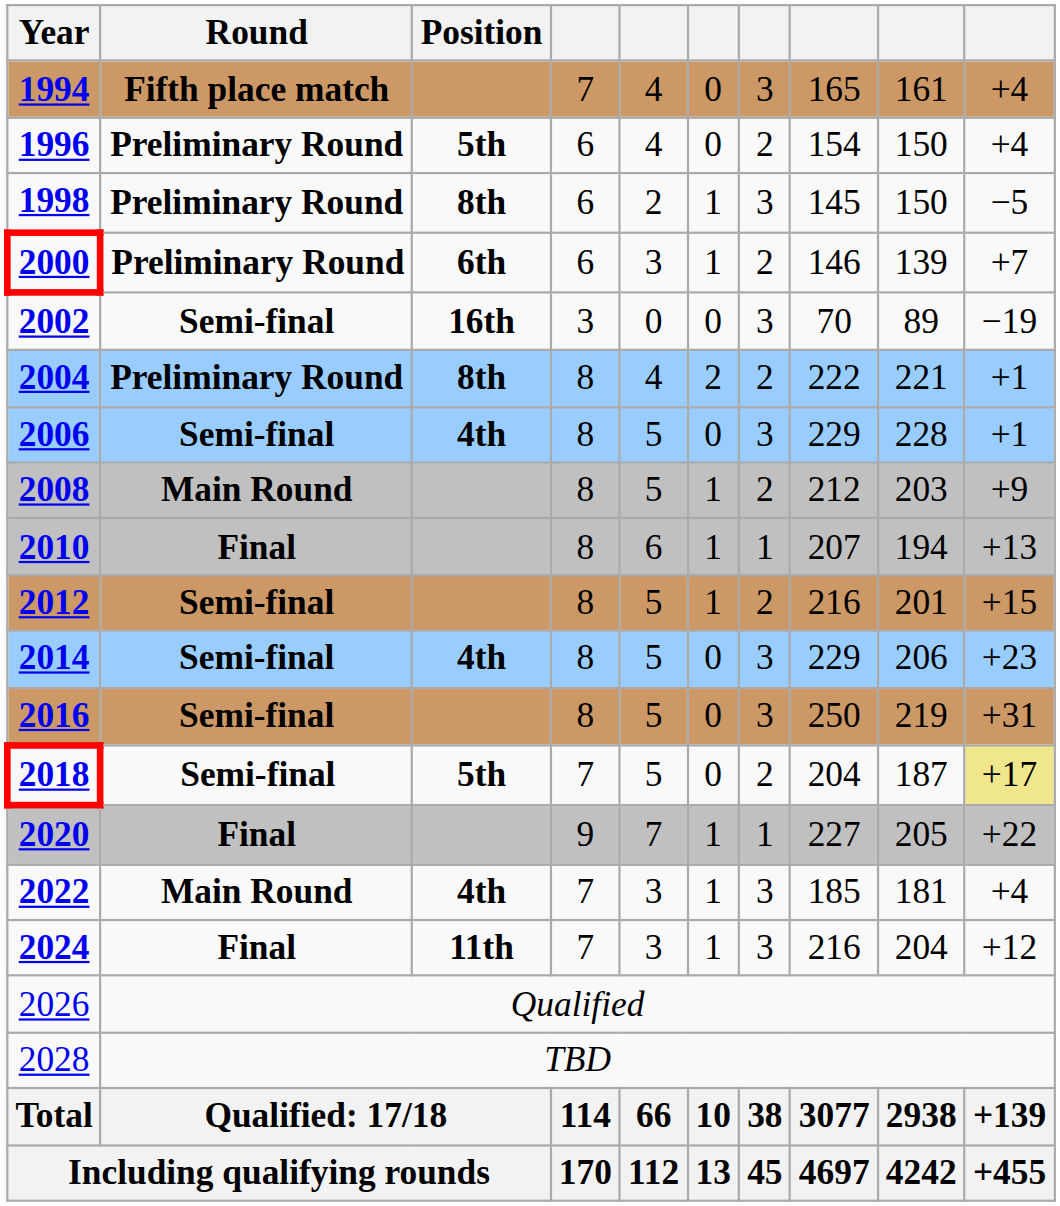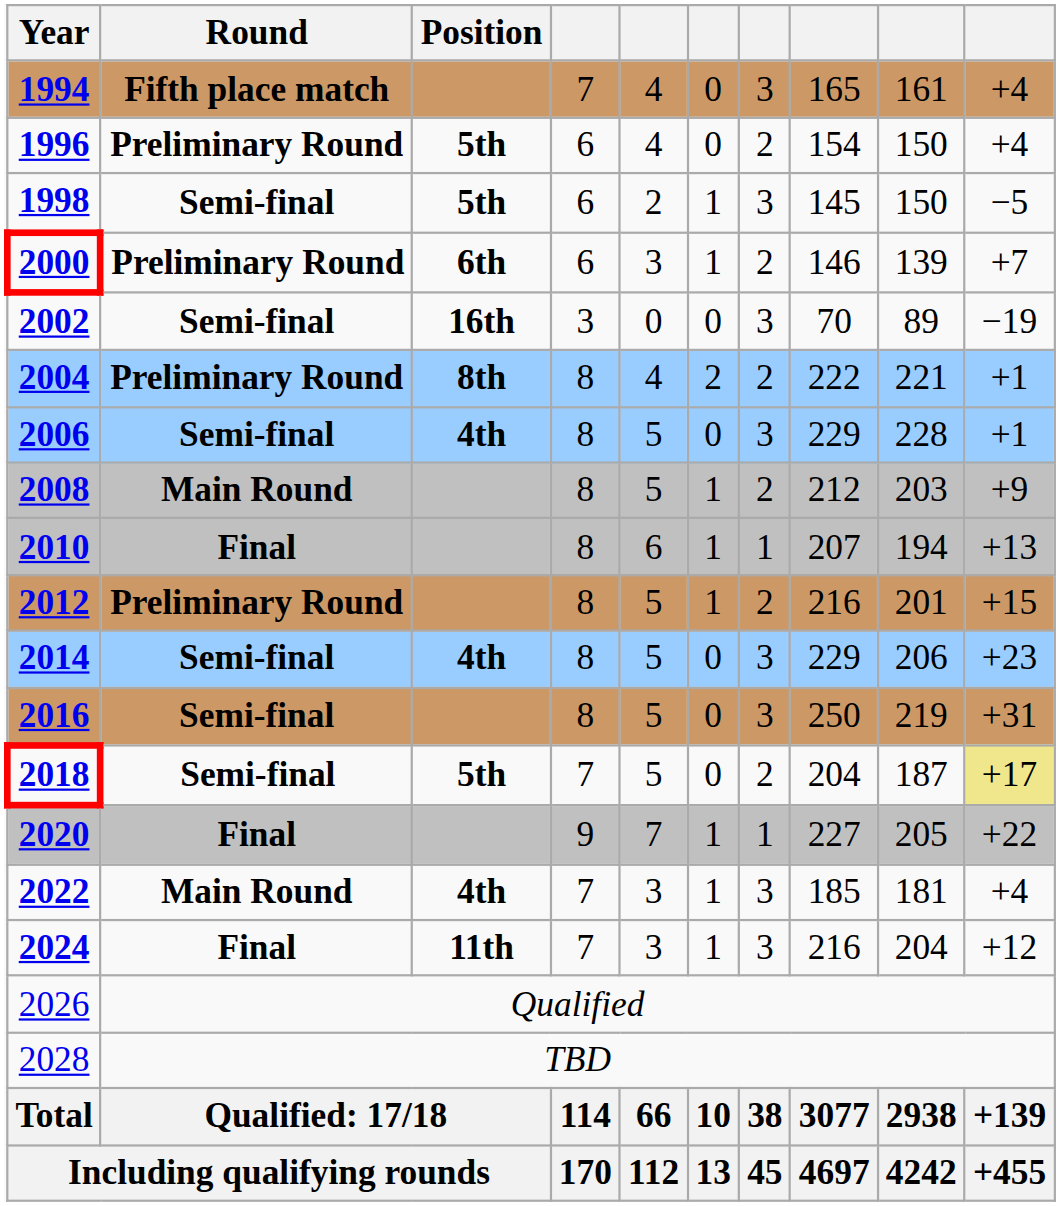(257, 201) Preliminary Round -> (257, 201) Semi-final
(482, 201) 8th -> (482, 201) 5th
(257, 602) Semi-final -> (257, 602) Preliminary Round
